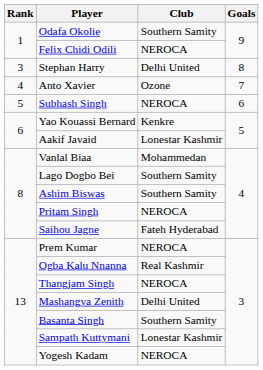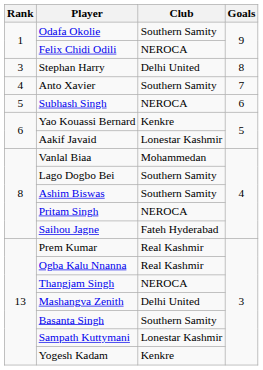(155, 85) Ozone -> (179, 85) Southern Samity
(164, 247) NEROCA -> (172, 247) Real Kashmir
(164, 355) NEROCA -> (157, 355) Kenkre
